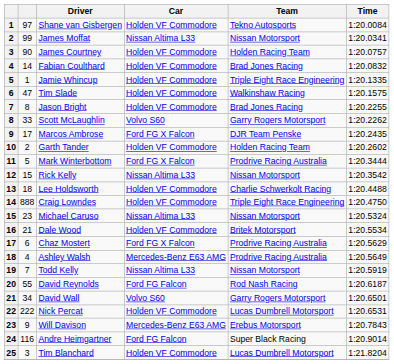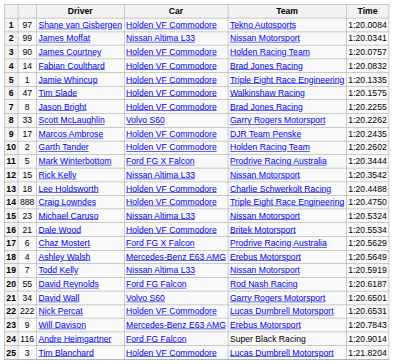(160, 134) Ford FG X Falcon -> (171, 134) Holden VF Commodore
(278, 257) Prodrive Racing Australia -> (265, 257) Erebus Motorsport
